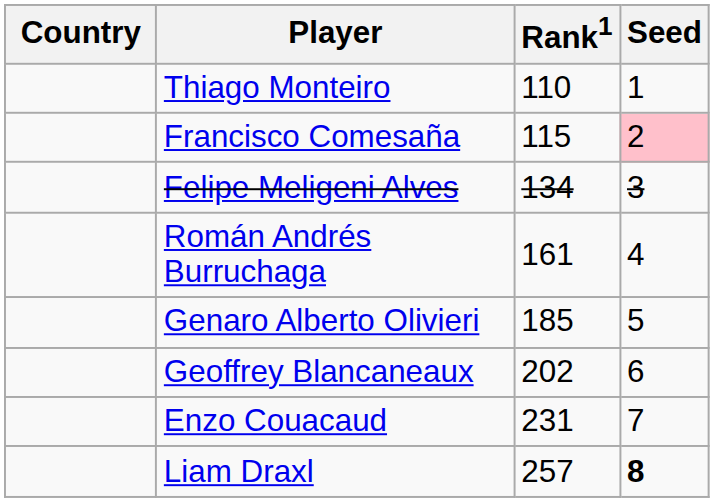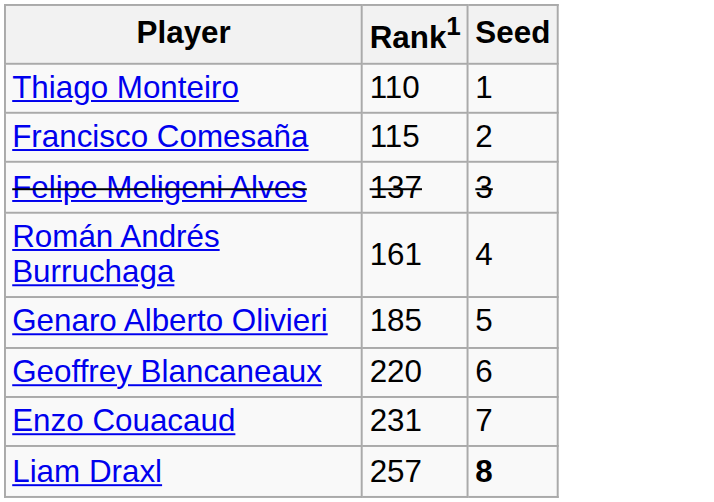- column: (81, 33)
(636, 137) pink background -> (484, 137) no background
(547, 187) 134 -> (396, 187) 137
(547, 371) 202 -> (396, 371) 220
